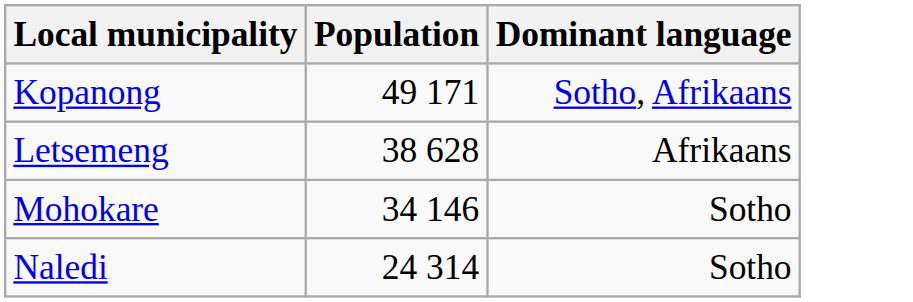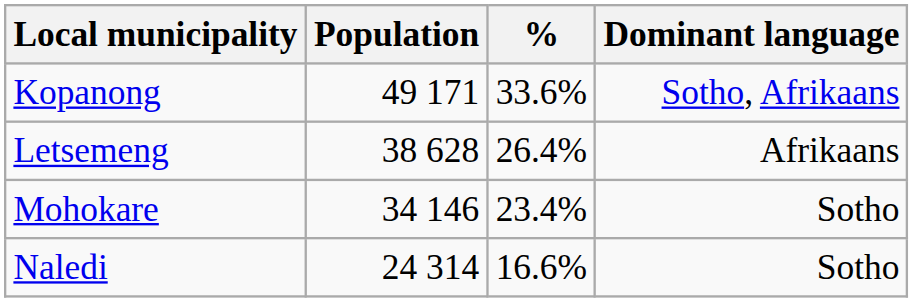+ column: (541, 33)
